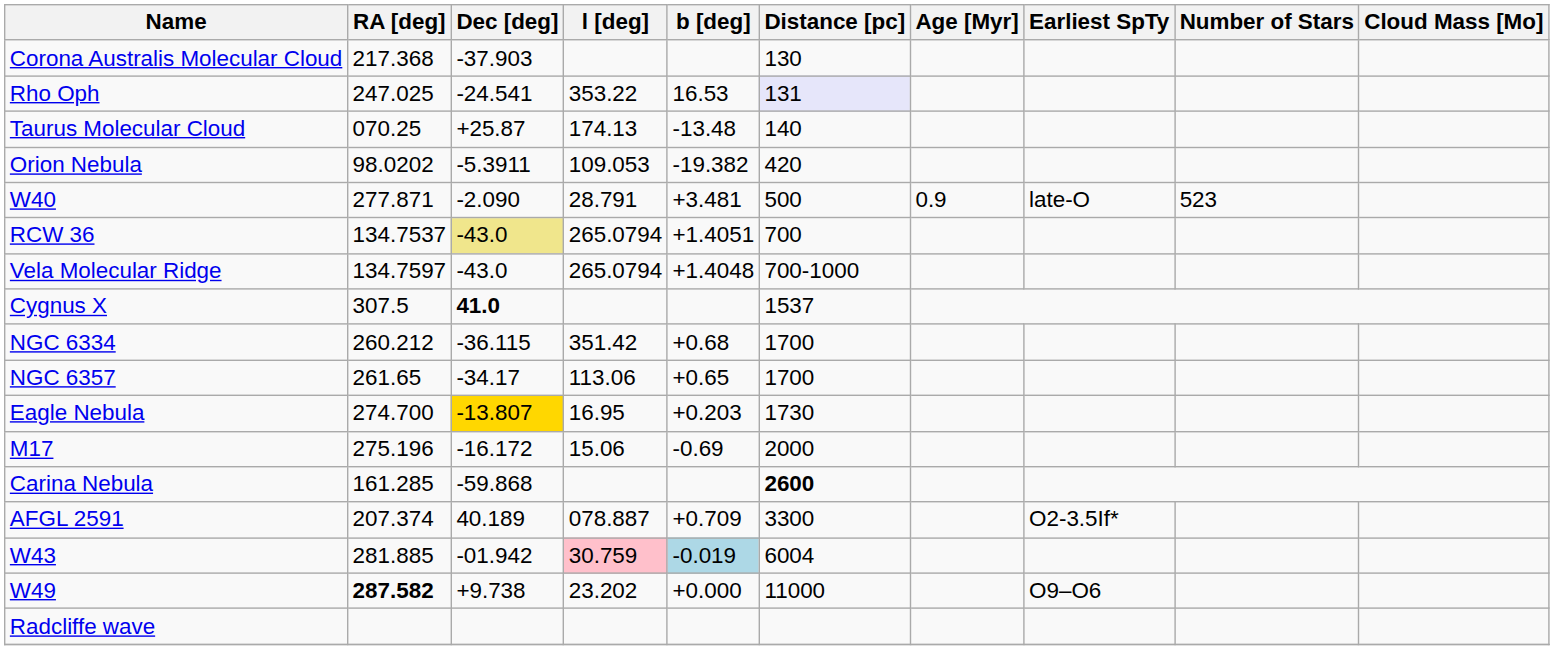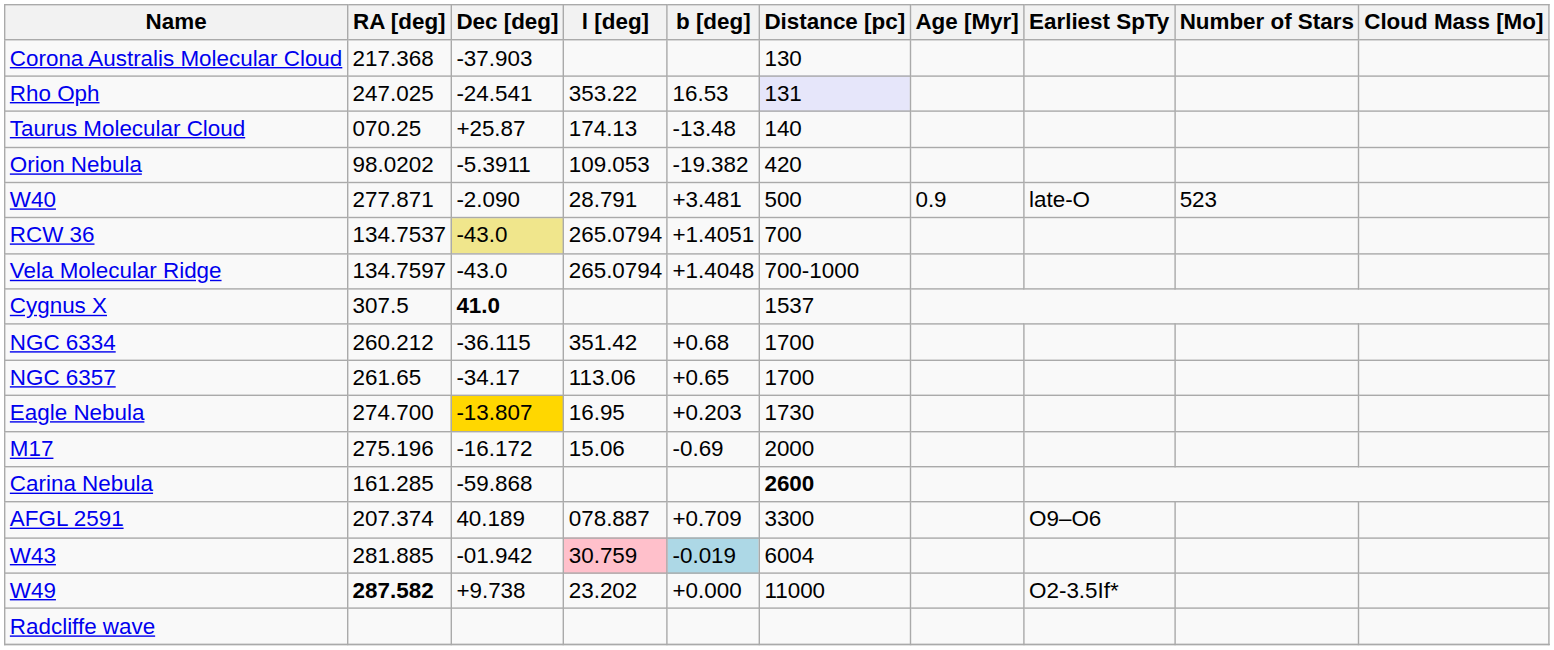(1074, 519) O2-3.5If* -> (1065, 519) O9–O6
(1065, 590) O9–O6 -> (1074, 590) O2-3.5If*
